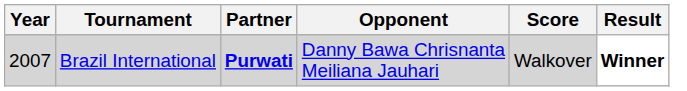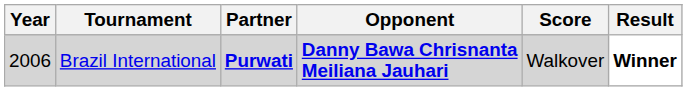(30, 60) 2007 -> (30, 60) 2006
(403, 60) normal -> (410, 60) bold
